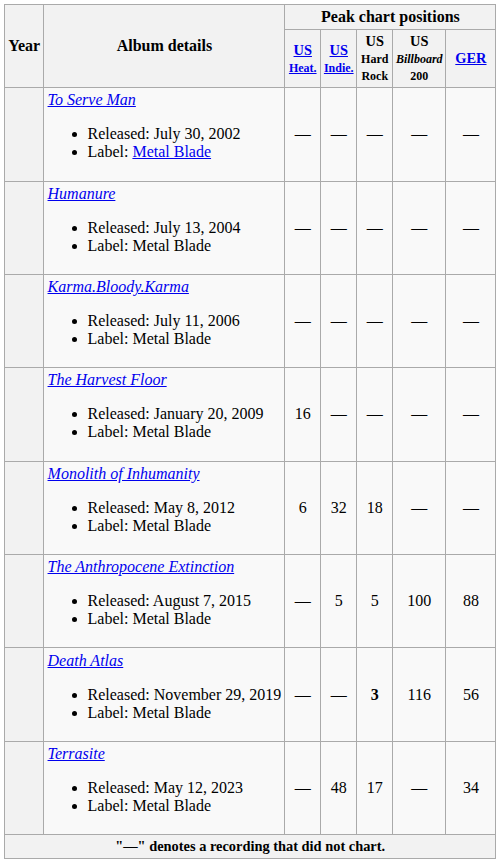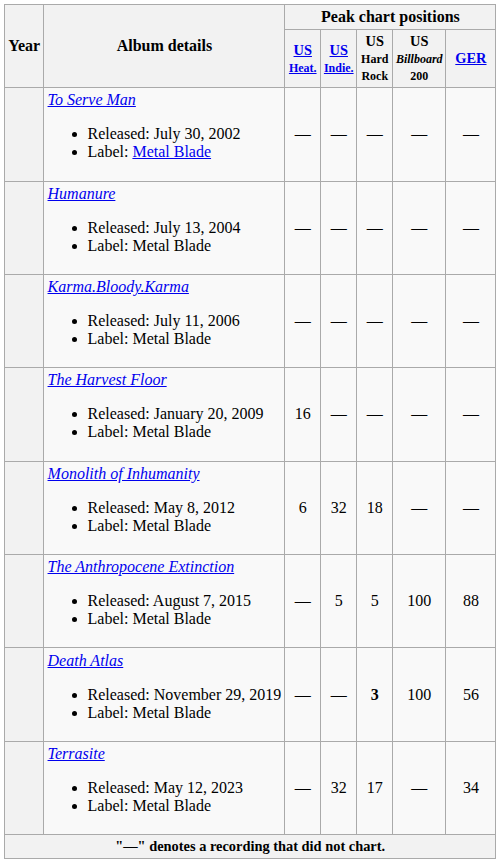(419, 694) 116 -> (419, 694) 100
(339, 787) 48 -> (339, 787) 32
